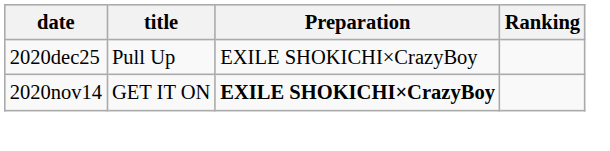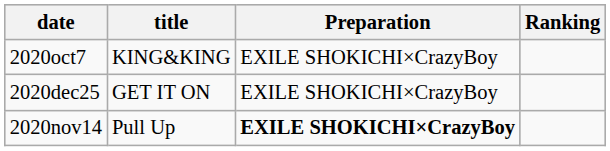+ row: (48, 57)
(144, 57) Pull Up -> (161, 92) GET IT ON
(161, 92) GET IT ON -> (144, 127) Pull Up
